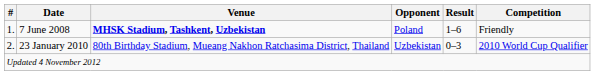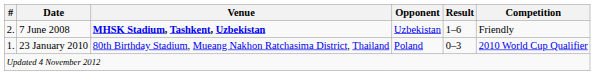(11, 29) 1. -> (11, 29) 2.
(409, 29) Poland -> (418, 29) Uzbekistan
(11, 45) 2. -> (11, 45) 1.
(418, 45) Uzbekistan -> (409, 45) Poland
